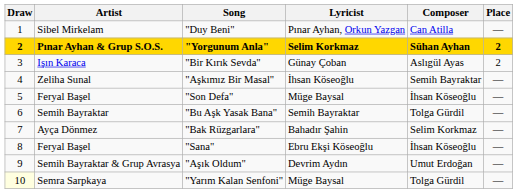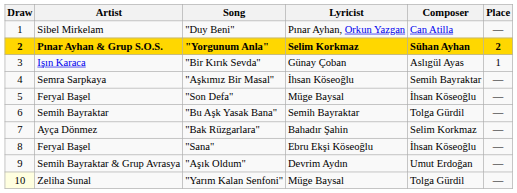(498, 63) 2 -> (498, 63) 1
(64, 79) Zeliha Sunal -> (72, 79) Semra Sarpkaya
(72, 180) Semra Sarpkaya -> (64, 180) Zeliha Sunal
